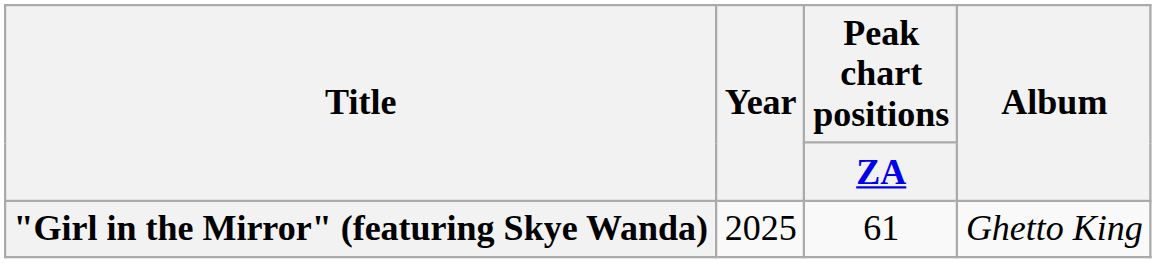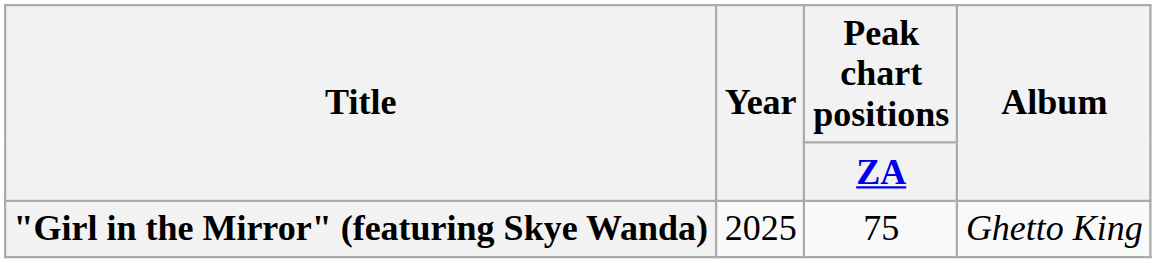(881, 228) 61 -> (881, 228) 75
